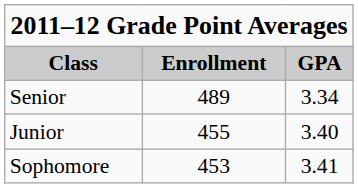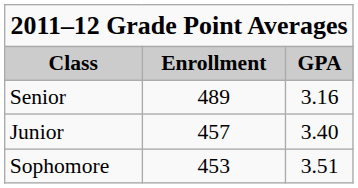(320, 97) 3.34 -> (320, 97) 3.16
(214, 131) 455 -> (214, 131) 457
(320, 165) 3.41 -> (320, 165) 3.51
